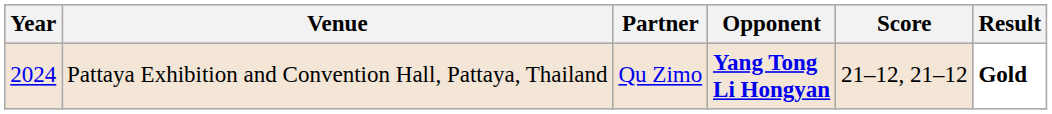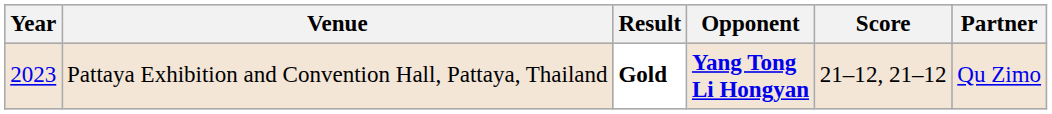columns swapped: (660, 23) <-> (1010, 23)
(33, 75) 2024 -> (33, 75) 2023
